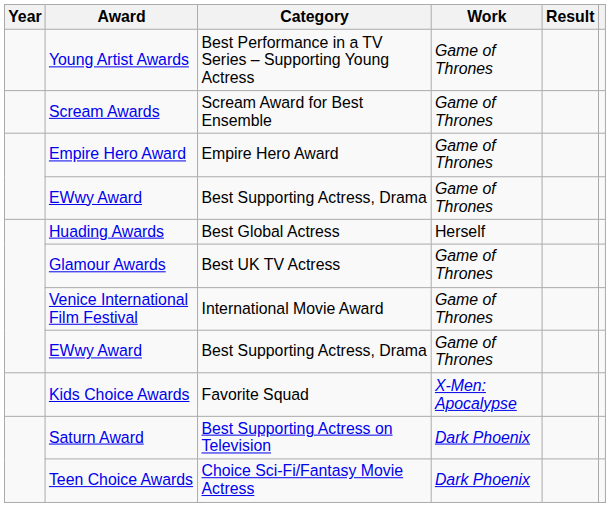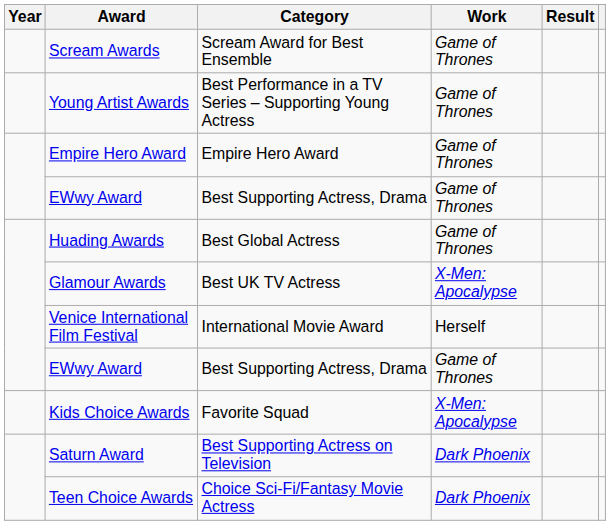rows swapped: (104, 111) <-> (119, 60)
(460, 231) Herself -> (465, 240) Game of Thrones
(465, 265) Game of Thrones -> (476, 283) X-Men: Apocalypse
(465, 308) Game of Thrones -> (460, 326) Herself
